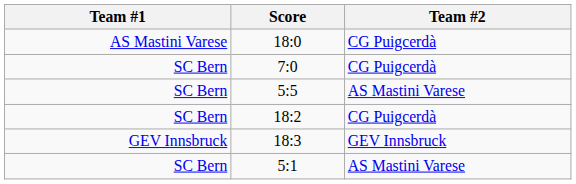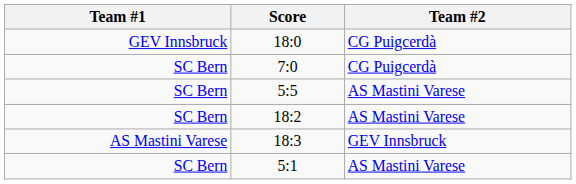(169, 41) AS Mastini Varese -> (178, 41) GEV Innsbruck
(392, 116) CG Puigcerdà -> (406, 116) AS Mastini Varese
(178, 141) GEV Innsbruck -> (169, 141) AS Mastini Varese
